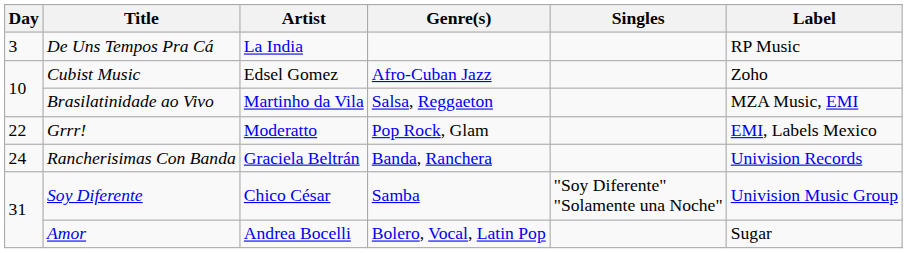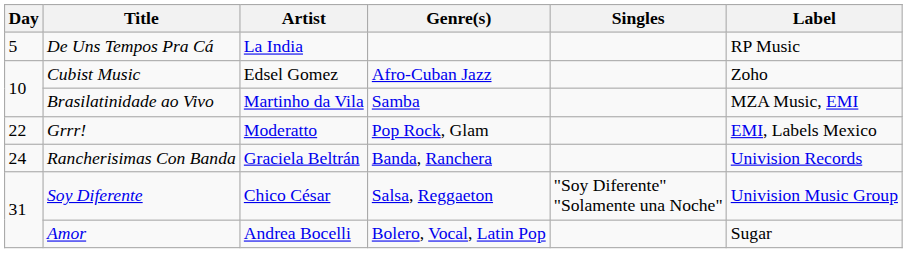(13, 46) 3 -> (13, 46) 5
(432, 102) Salsa, Reggaeton -> (396, 102) Samba
(396, 195) Samba -> (432, 195) Salsa, Reggaeton
